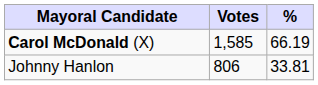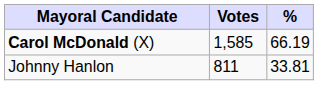(227, 67) 806 -> (226, 67) 811
